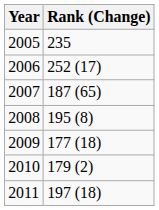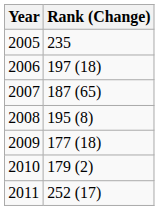(74, 67) 252 (17) -> (74, 67) 197 (18)
(74, 192) 197 (18) -> (74, 192) 252 (17)
